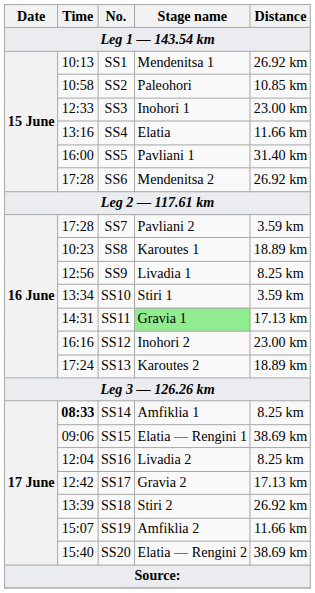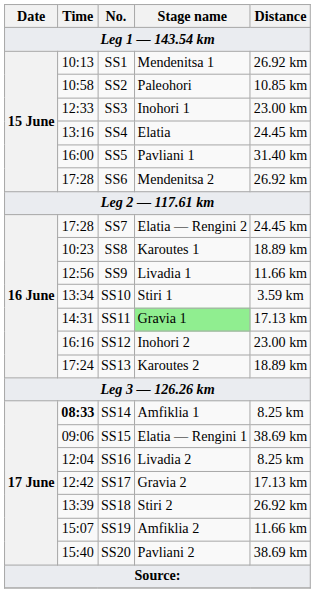(281, 132) 11.66 km -> (281, 132) 24.45 km
(166, 225) Pavliani 2 -> (192, 225) Elatia — Rengini 2
(281, 225) 3.59 km -> (281, 225) 24.45 km
(281, 272) 8.25 km -> (281, 272) 11.66 km
(192, 552) Elatia — Rengini 2 -> (166, 552) Pavliani 2
